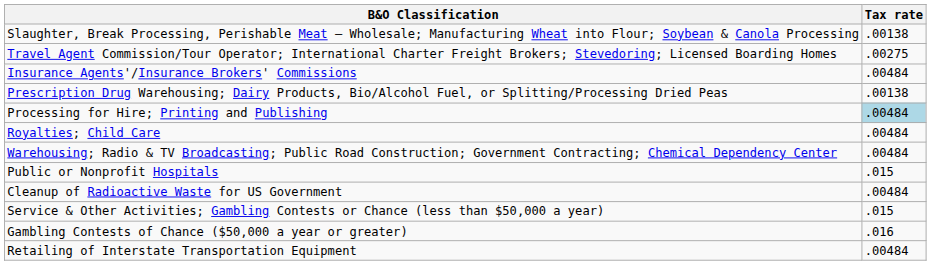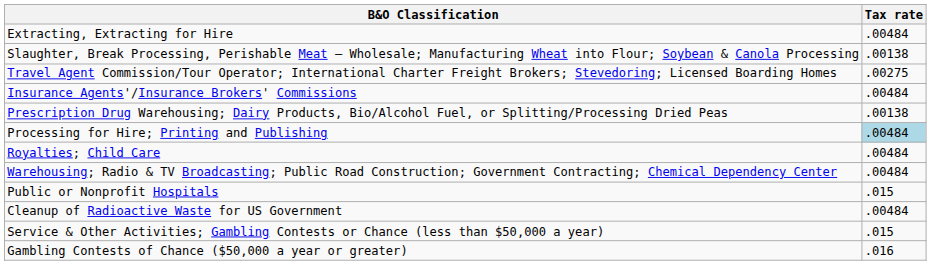+ row: (120, 34)
- row: (182, 251)
